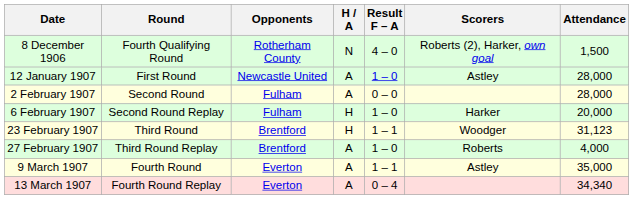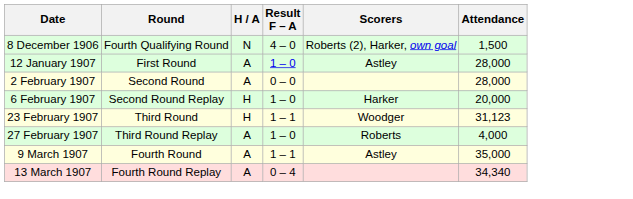- column: (282, 20)
